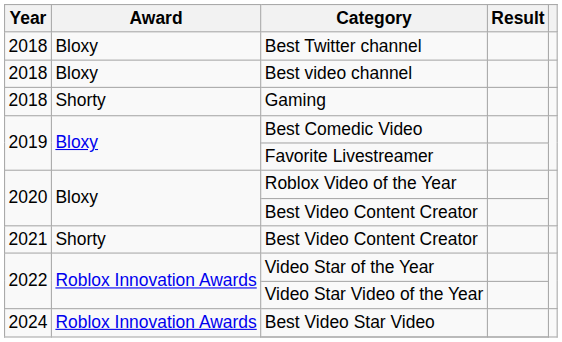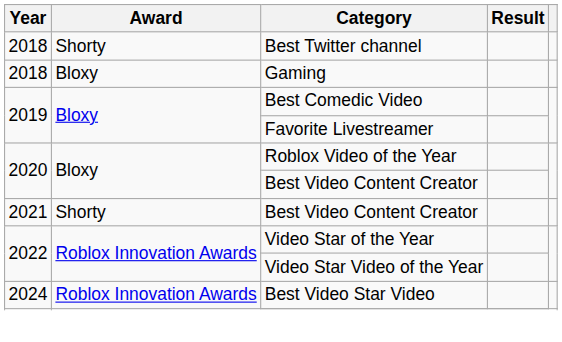(77, 45) Bloxy -> (81, 45) Shorty
- row: (28, 73)
(81, 101) Shorty -> (77, 73) Bloxy
